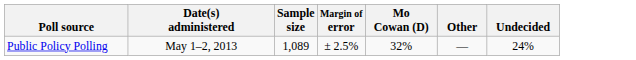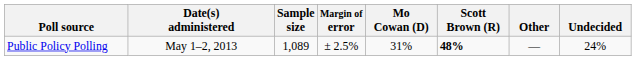+ column: (473, 20)
(401, 45) 32% -> (401, 45) 31%
